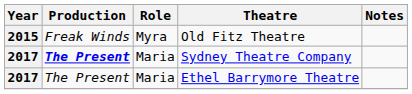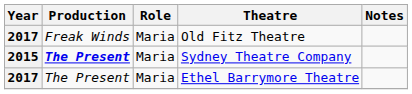(23, 36) 2015 -> (23, 36) 2017
(152, 36) Myra -> (155, 36) Maria
(23, 57) 2017 -> (23, 57) 2015
